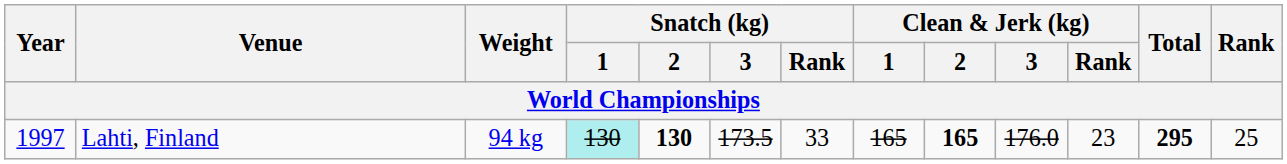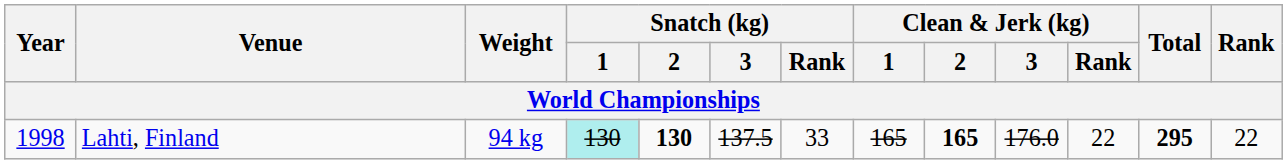(41, 138) 1997 -> (41, 138) 1998
(746, 138) 173.5 -> (746, 138) 137.5
(1103, 138) 23 -> (1103, 138) 22
(1246, 138) 25 -> (1246, 138) 22
